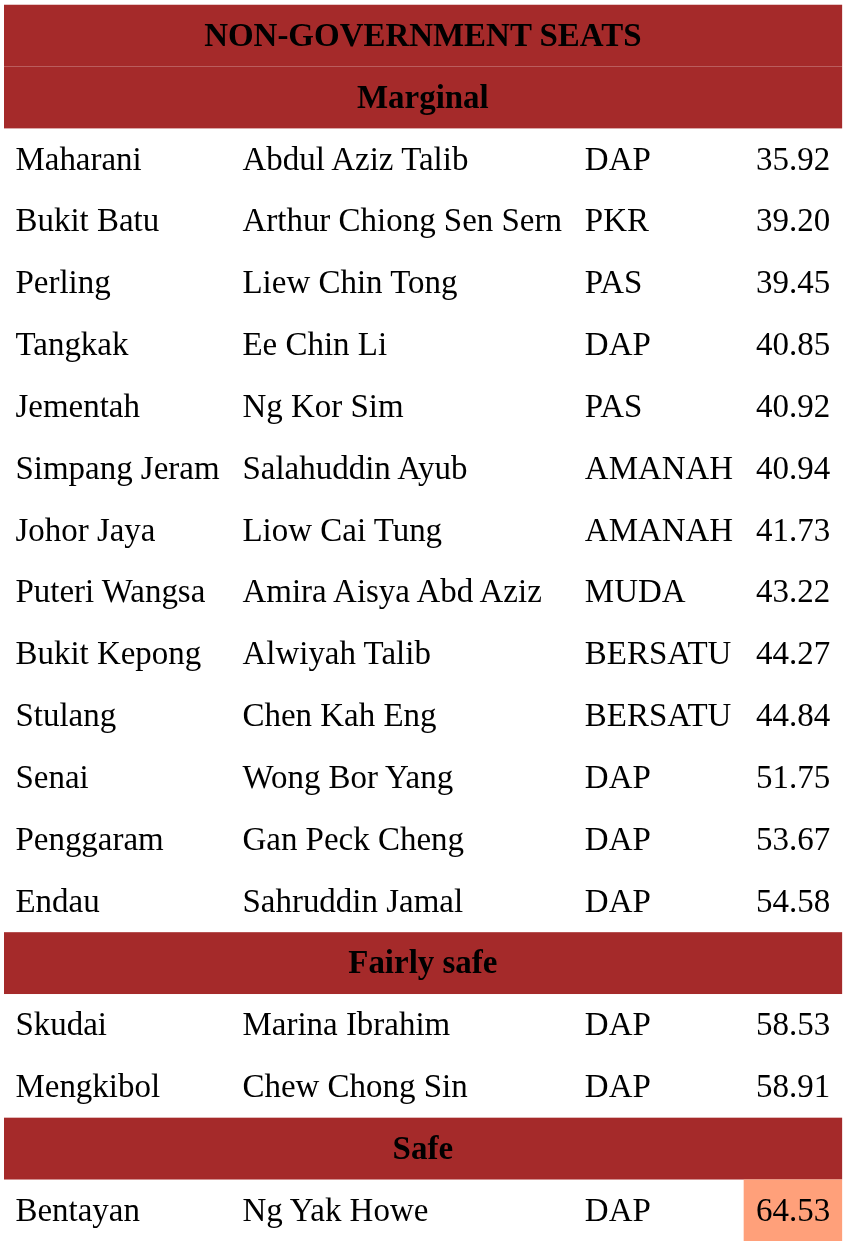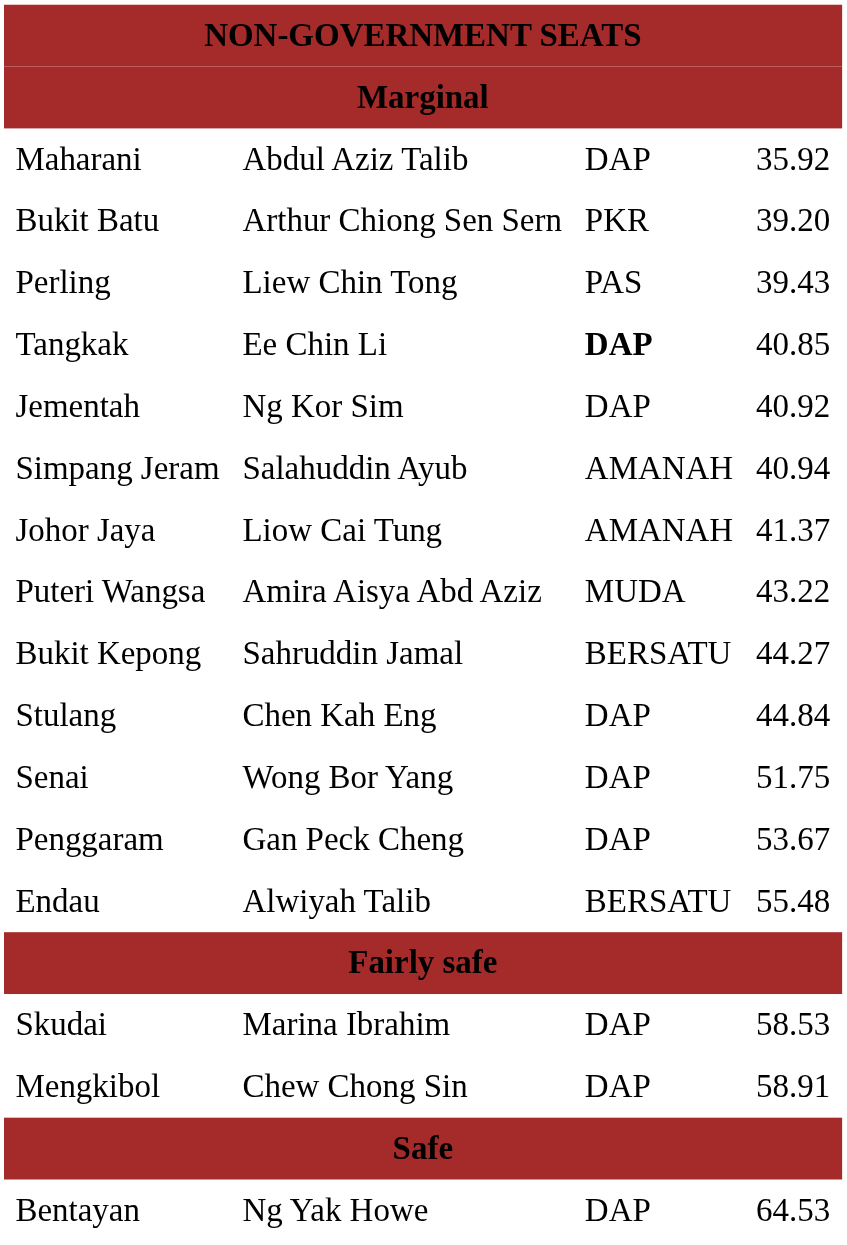(793, 281) 39.45 -> (793, 281) 39.43
(618, 343) normal -> (619, 343) bold
(614, 405) PAS -> (618, 405) DAP
(793, 529) 41.73 -> (793, 529) 41.37
(337, 652) Alwiyah Talib -> (353, 652) Sahruddin Jamal
(658, 714) BERSATU -> (618, 714) DAP
(353, 900) Sahruddin Jamal -> (337, 900) Alwiyah Talib
(618, 900) DAP -> (658, 900) BERSATU
(793, 900) 54.58 -> (793, 900) 55.48
(793, 1209) lightsalmon background -> (793, 1209) no background
